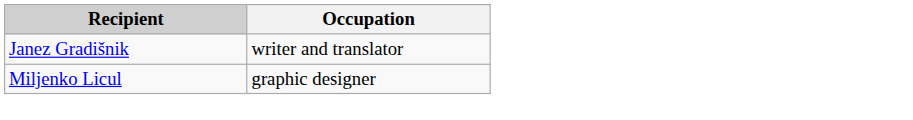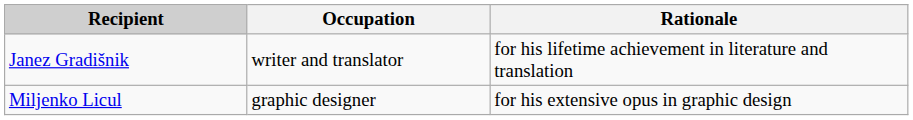+ column: (699, 19)
